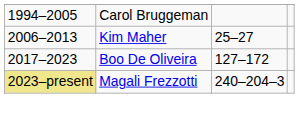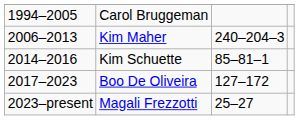(234, 37) 25–27 -> (250, 37) 240–204–3
+ row: (141, 59)
(50, 81) khaki background -> (50, 103) no background
(250, 81) 240–204–3 -> (234, 103) 25–27
